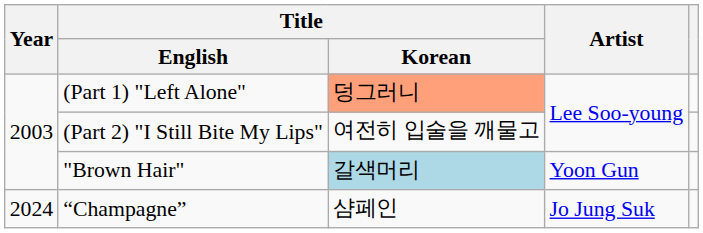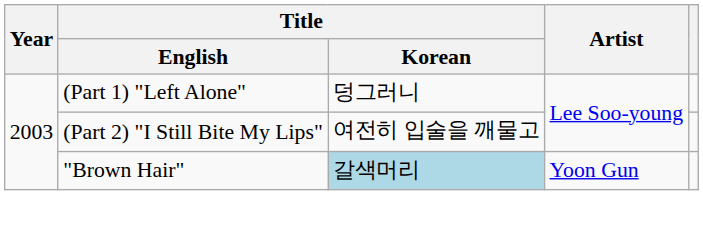(376, 92) lightsalmon background -> (376, 92) no background
- row: (125, 208)
